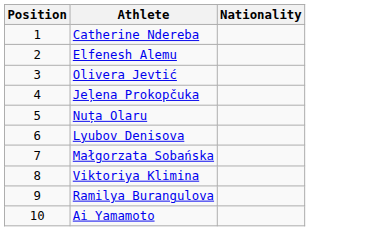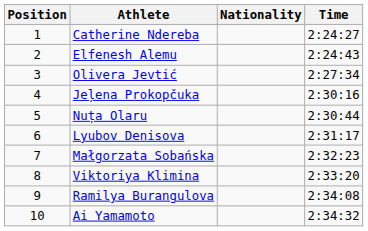+ column: (334, 15)
